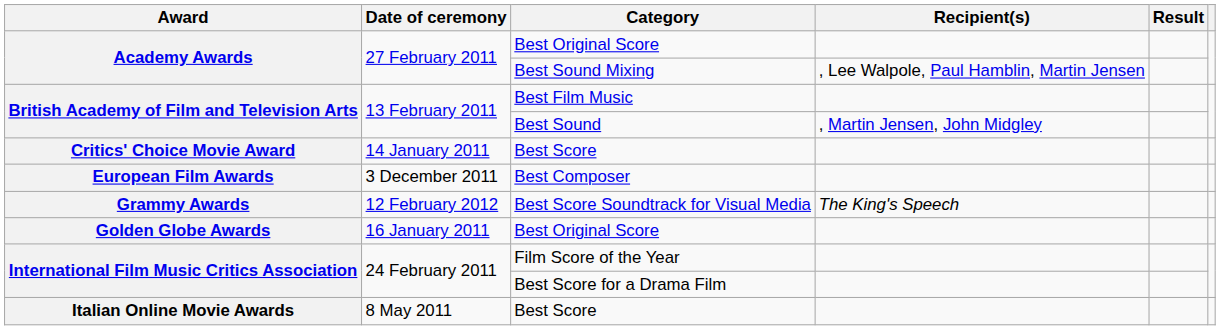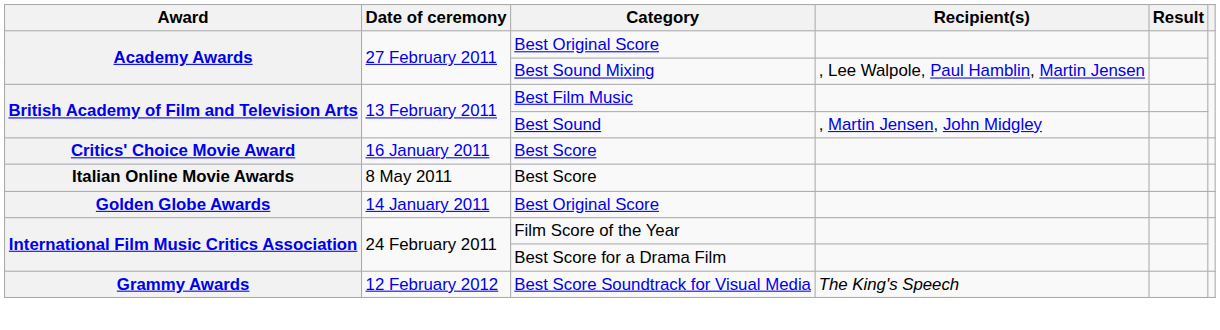(428, 151) 14 January 2011 -> (428, 151) 16 January 2011
- row: (183, 177)
rows swapped: (183, 204) <-> (183, 310)
(428, 230) 16 January 2011 -> (428, 204) 14 January 2011
